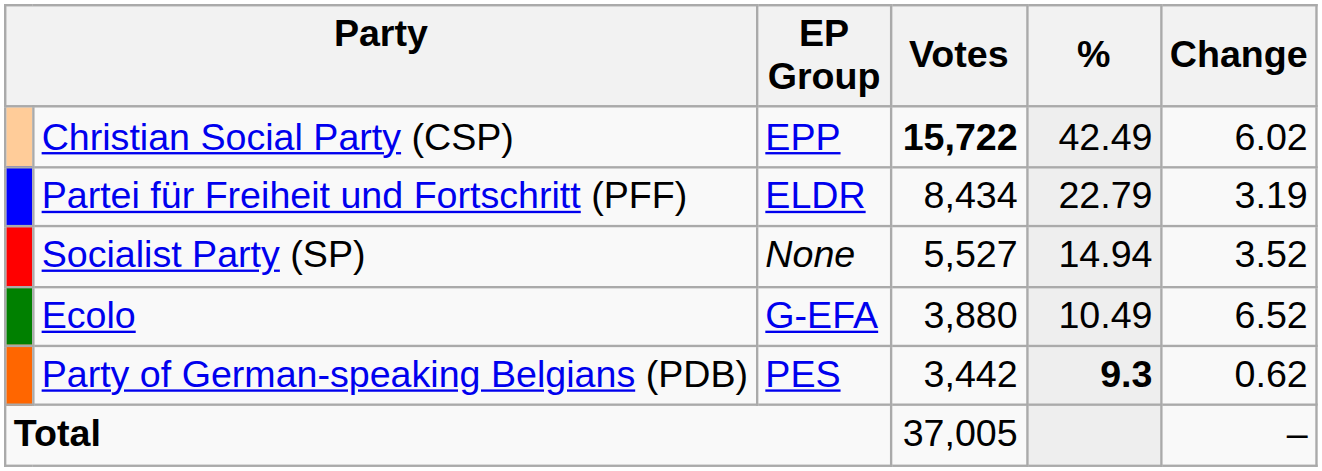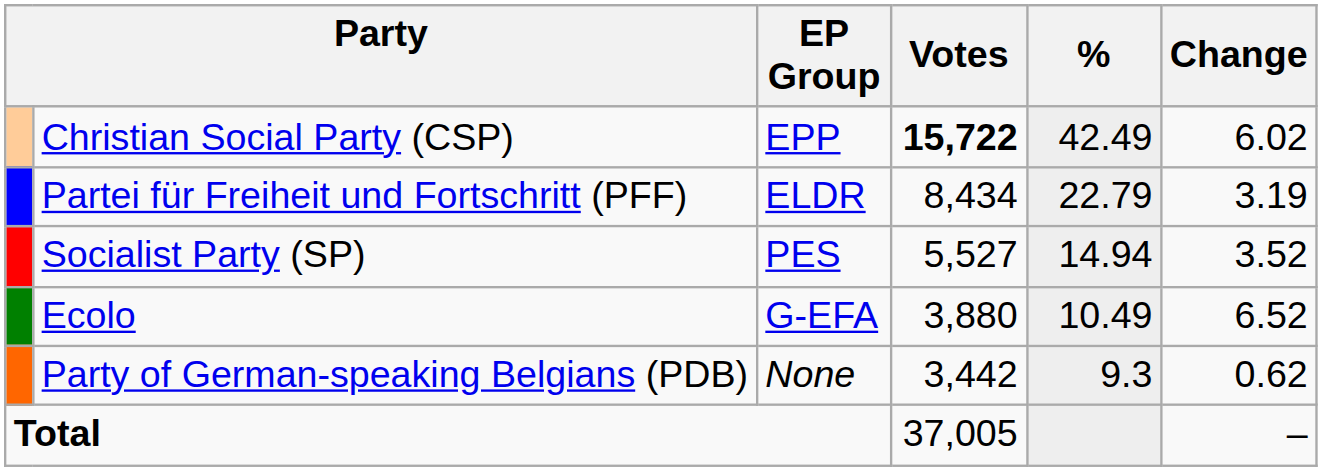(810, 255) None -> (803, 255) PES
(803, 374) PES -> (810, 374) None
(1126, 374) bold -> (1126, 374) normal
